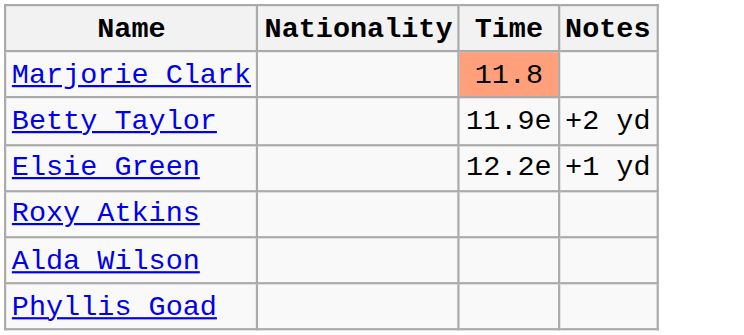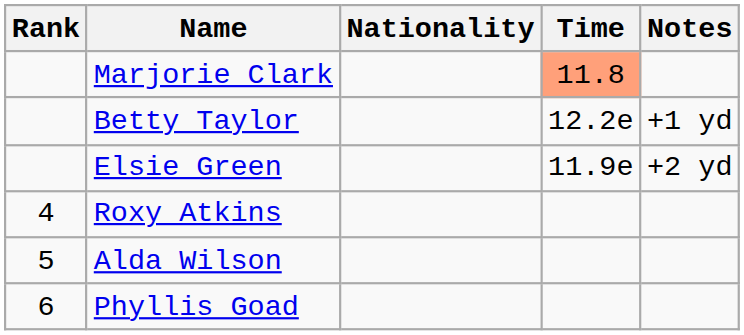+ column: (46, 28)
(509, 121) 11.9e -> (591, 121) 12.2e
(608, 121) +2 yd -> (690, 121) +1 yd
(509, 167) 12.2e -> (591, 167) 11.9e
(608, 167) +1 yd -> (690, 167) +2 yd
